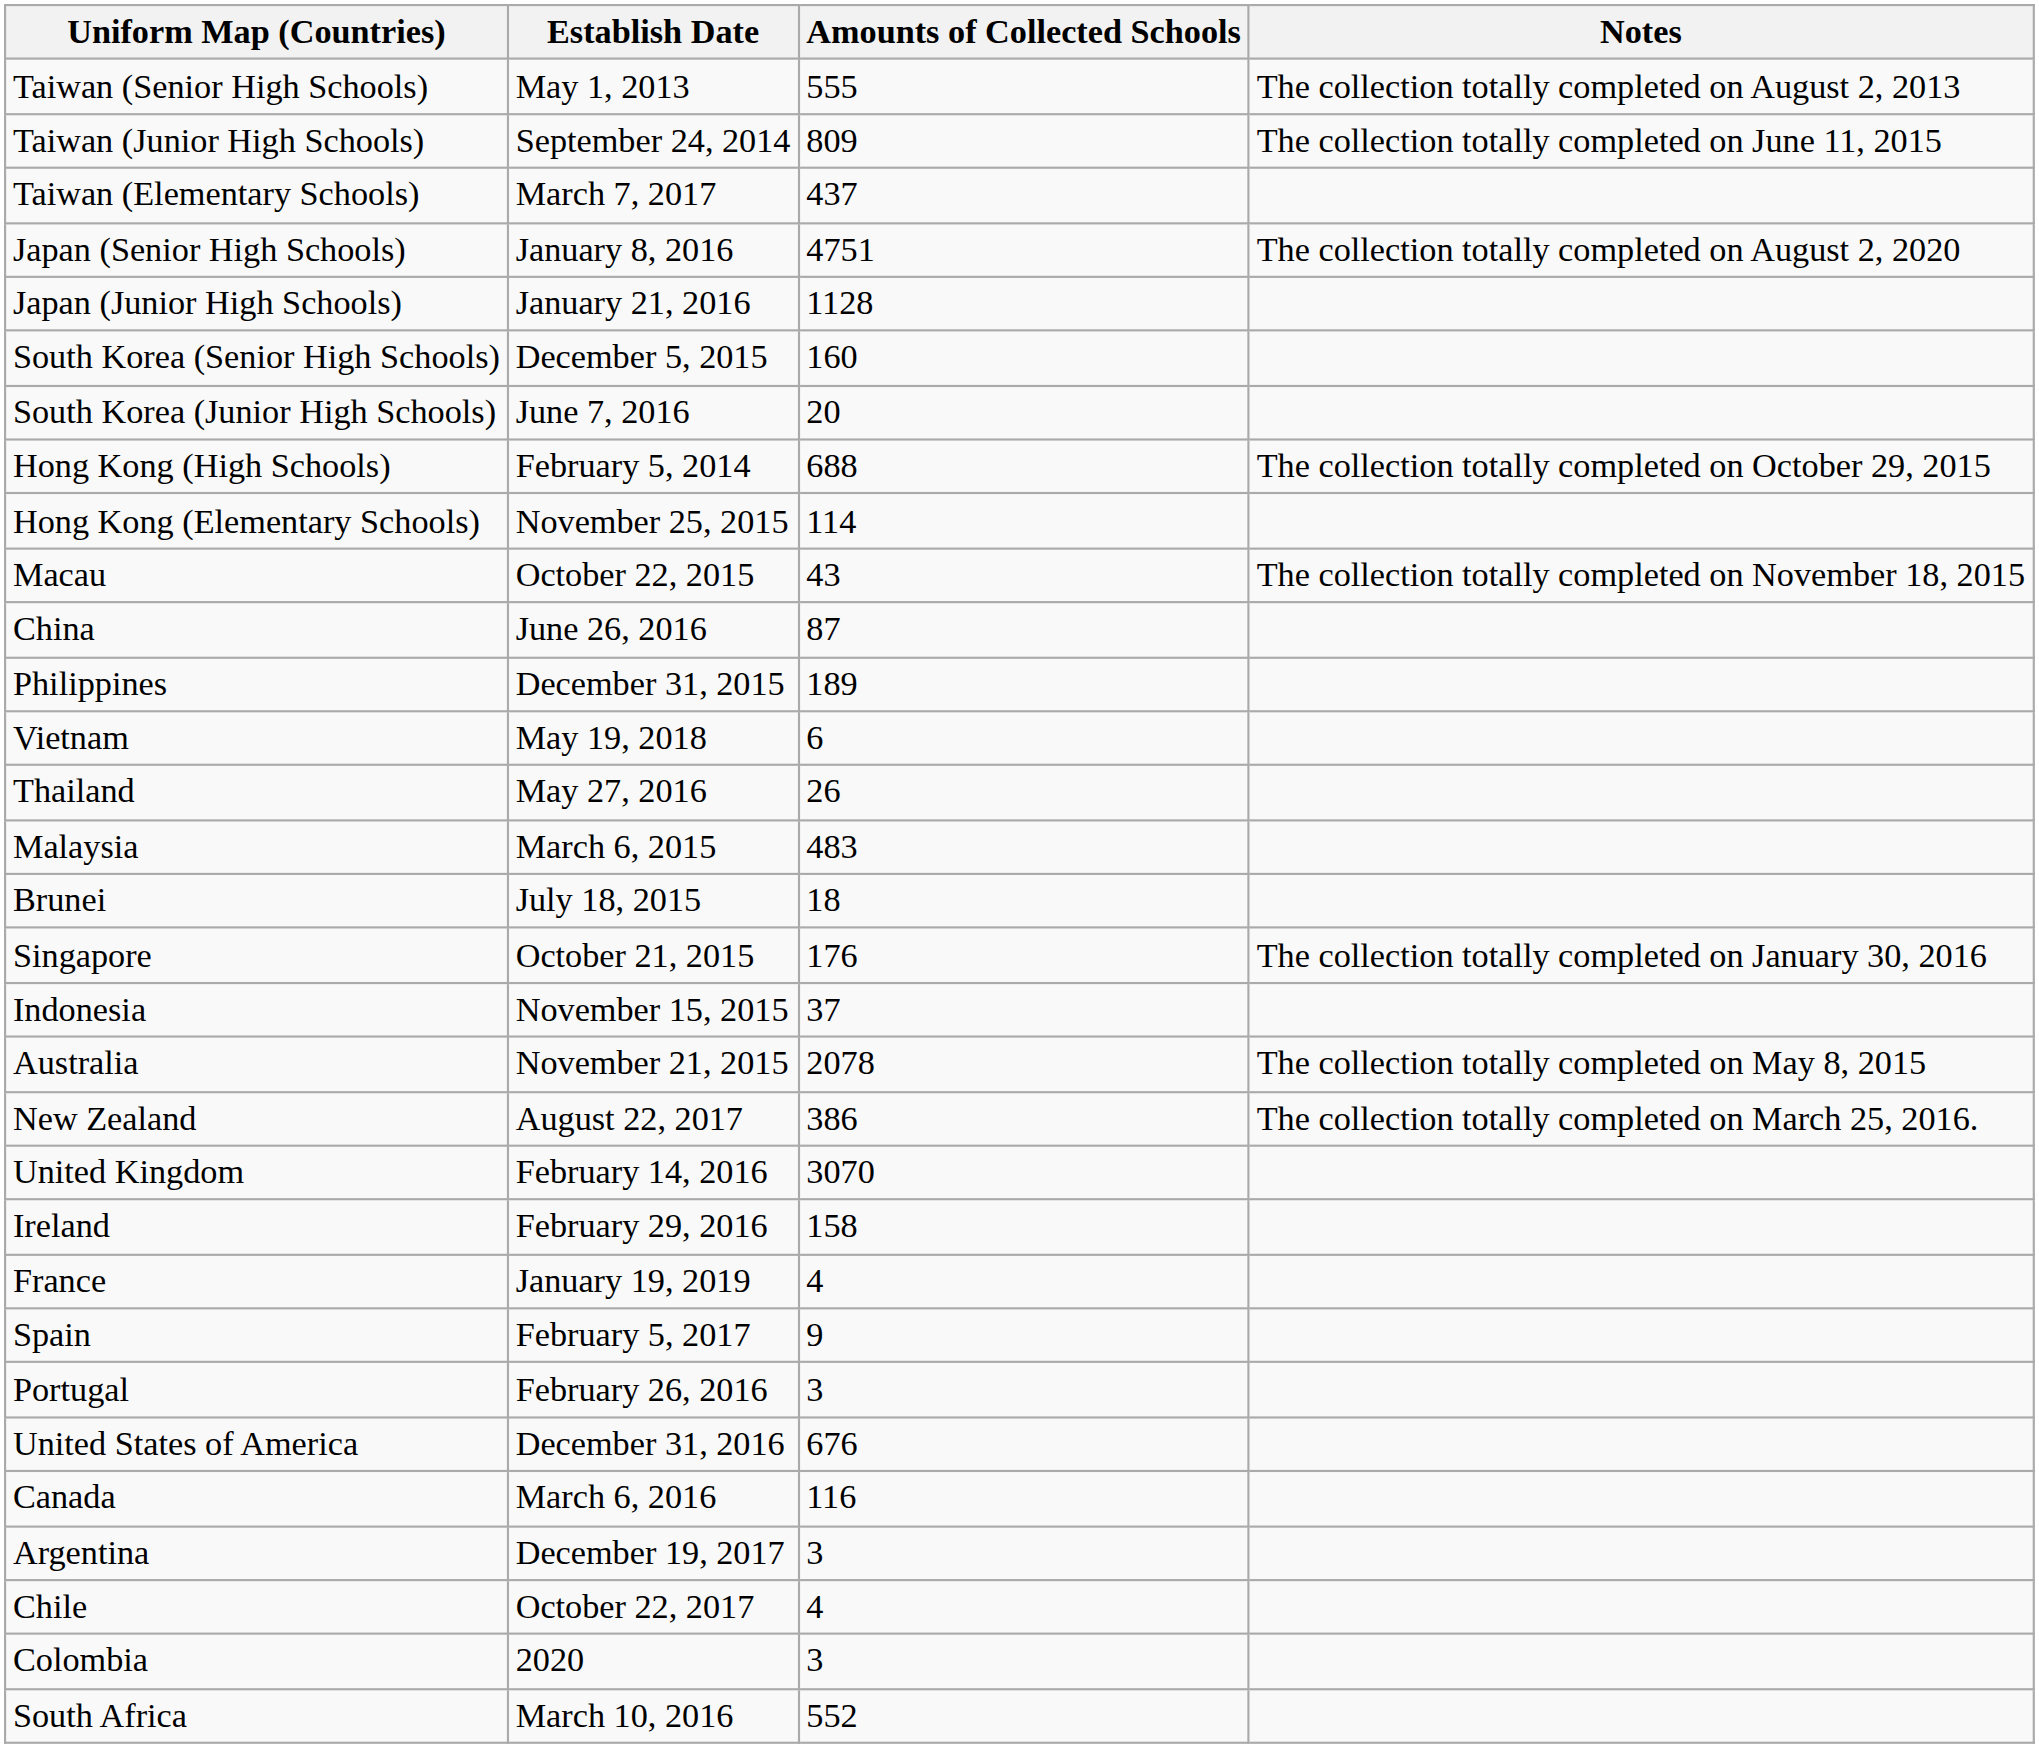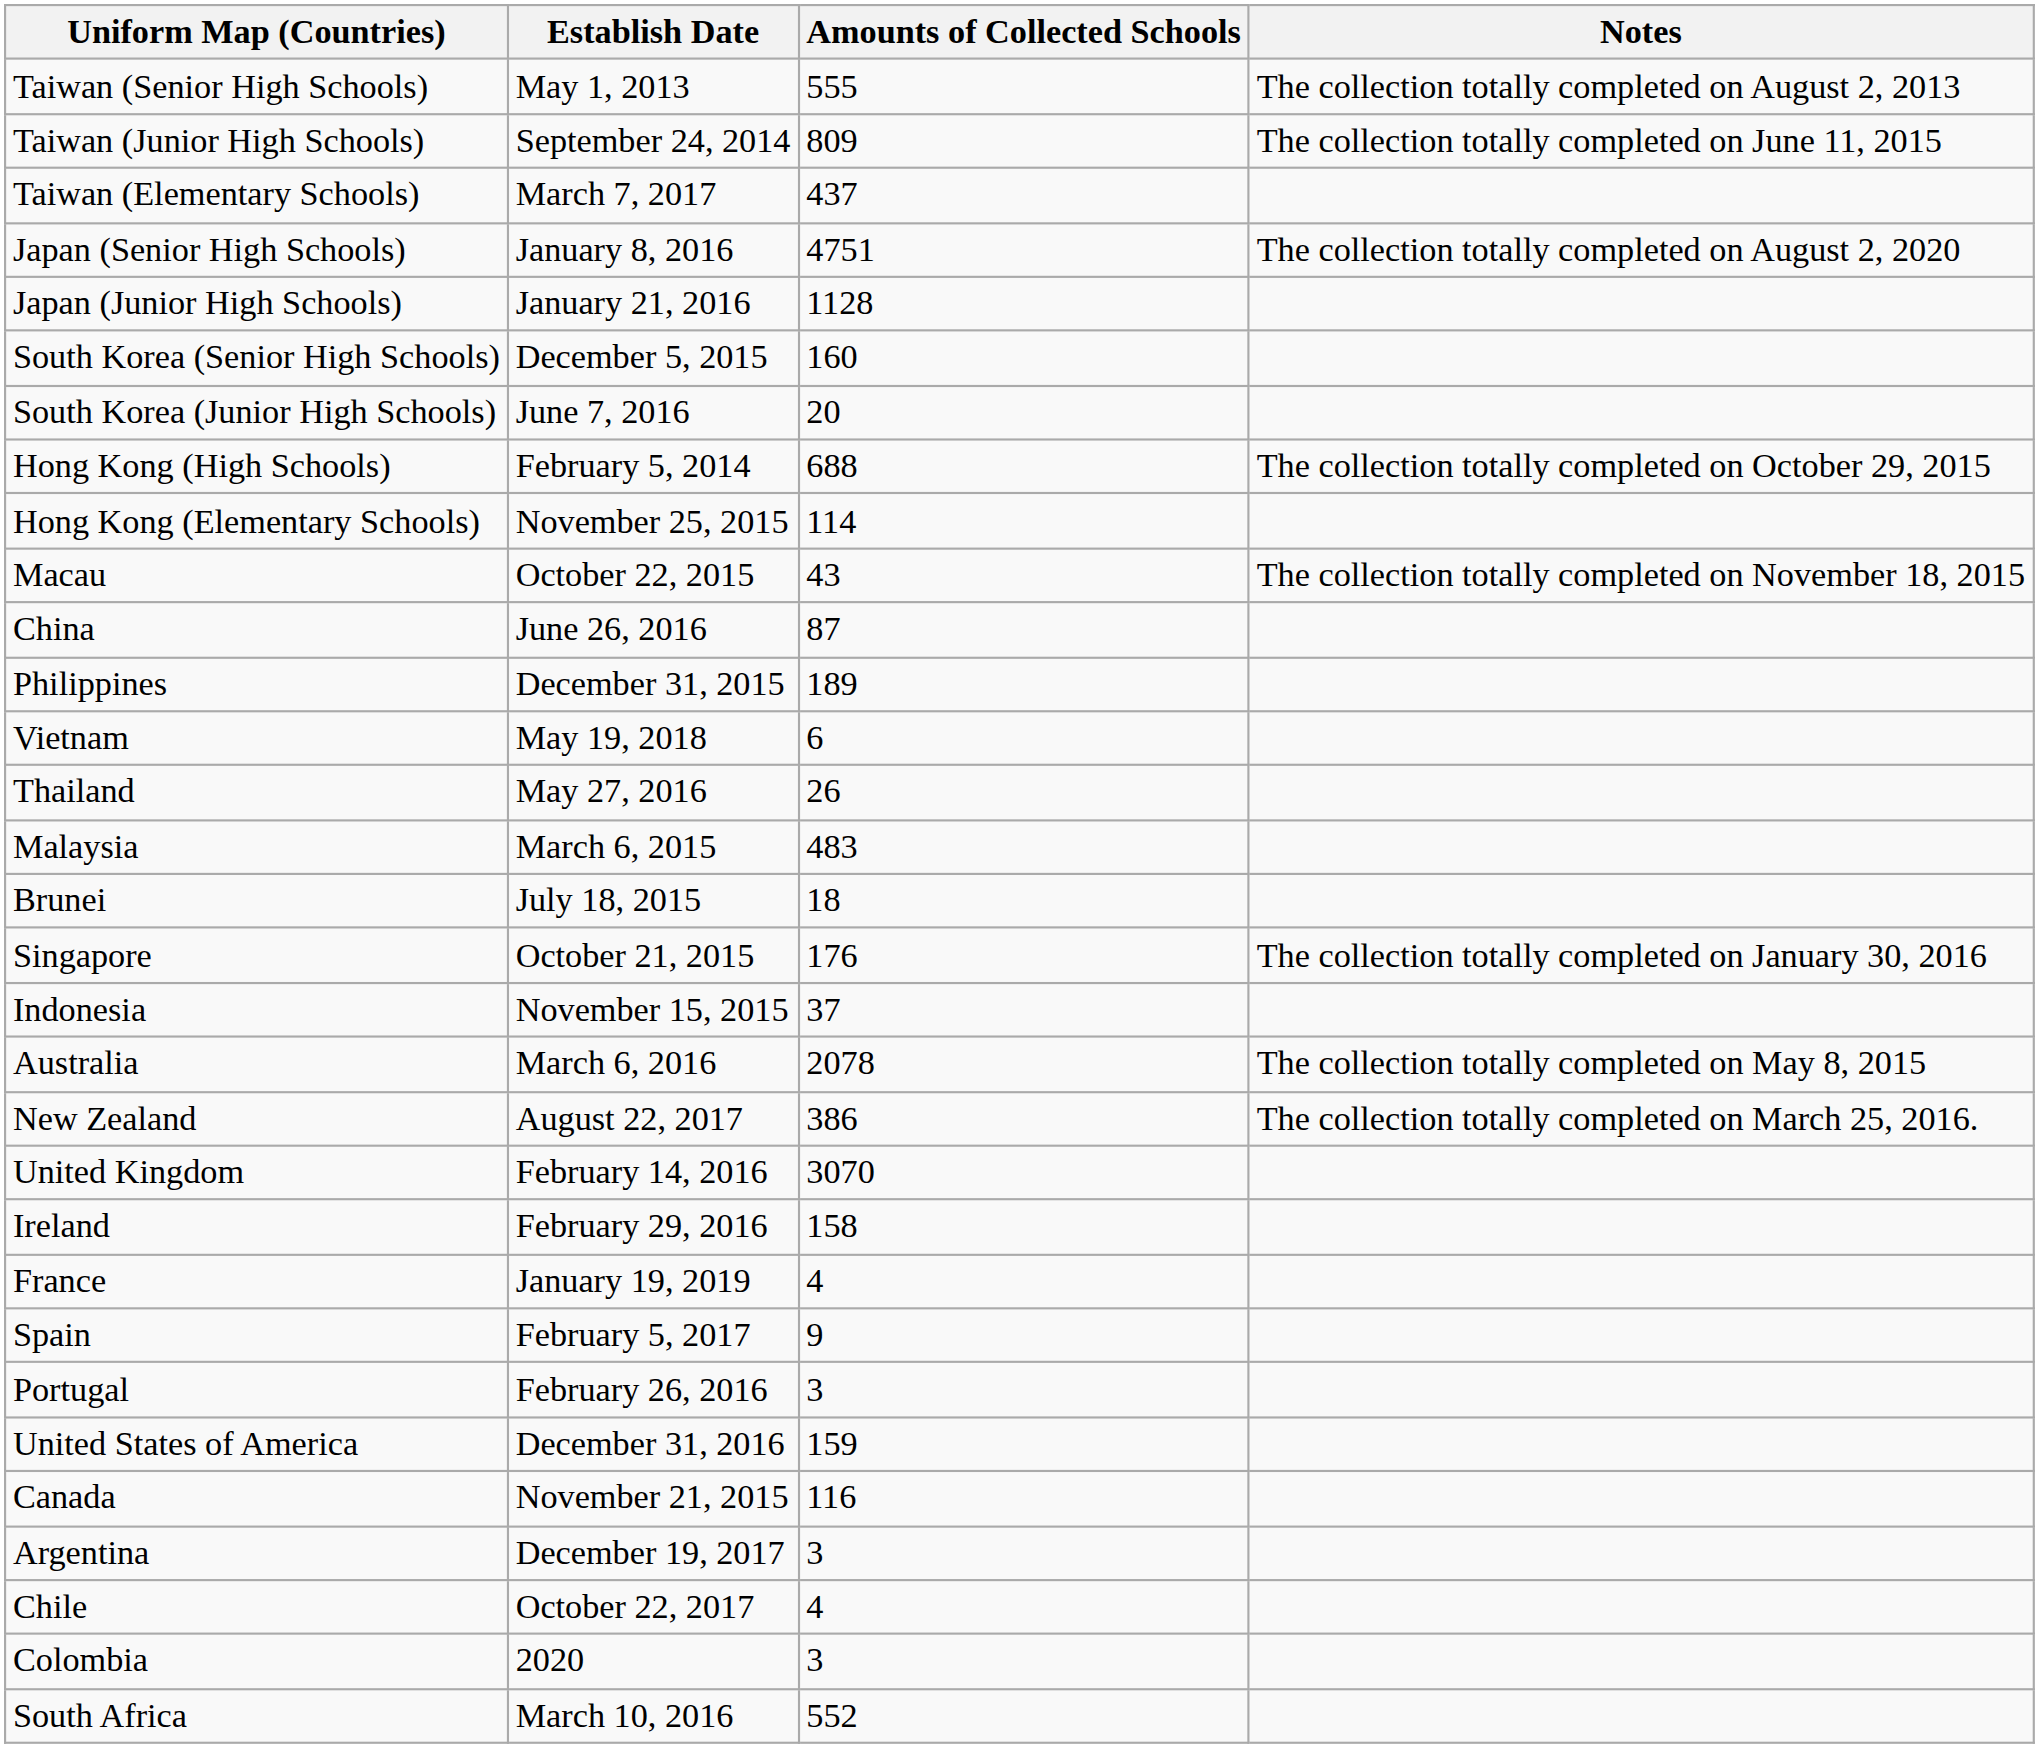(652, 1063) November 21, 2015 -> (616, 1063) March 6, 2016
(832, 1443) 676 -> (832, 1443) 159
(616, 1497) March 6, 2016 -> (652, 1497) November 21, 2015
